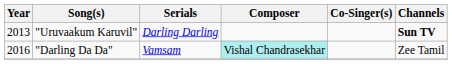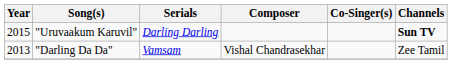(19, 31) 2013 -> (19, 31) 2015
(19, 50) 2016 -> (19, 50) 2013
(274, 50) paleturquoise background -> (274, 50) no background
